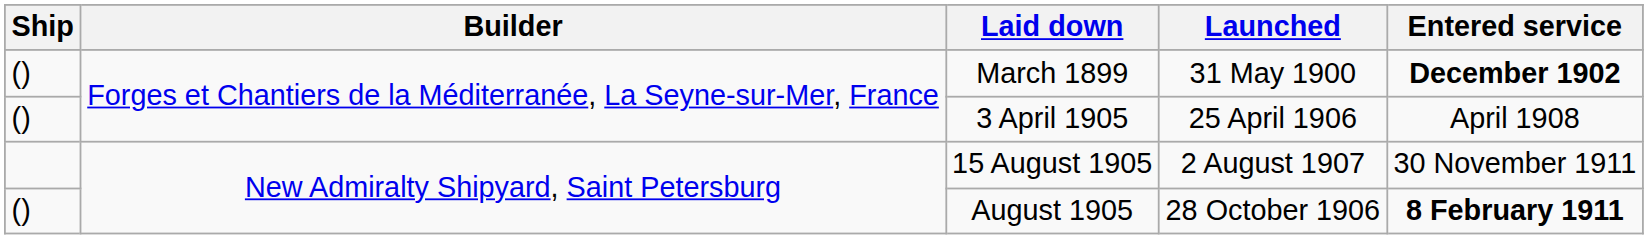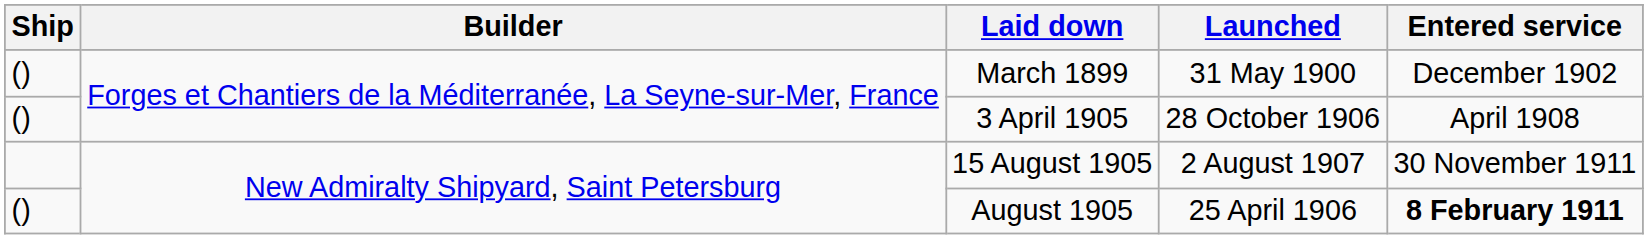(1515, 73) bold -> (1515, 73) normal
(1273, 118) 25 April 1906 -> (1273, 118) 28 October 1906
(1273, 210) 28 October 1906 -> (1273, 210) 25 April 1906
